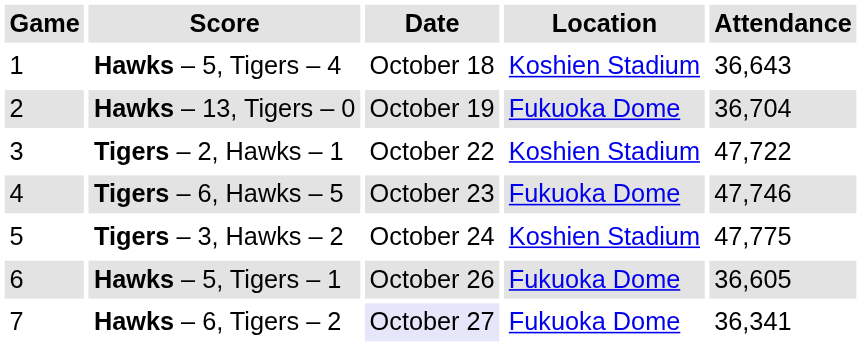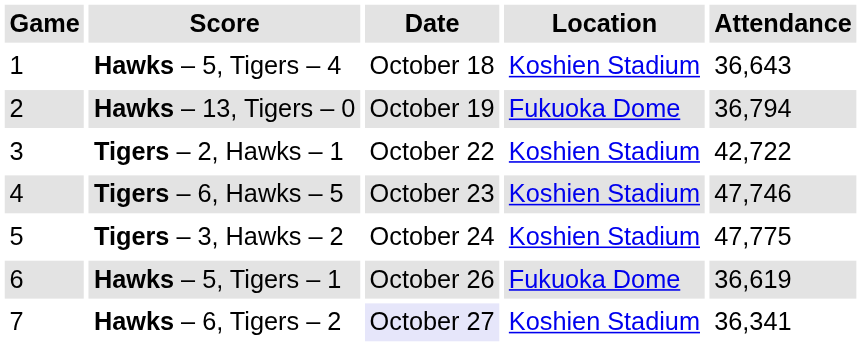(753, 108) 36,704 -> (753, 108) 36,794
(753, 151) 47,722 -> (753, 151) 42,722
(595, 194) Fukuoka Dome -> (604, 194) Koshien Stadium
(753, 279) 36,605 -> (753, 279) 36,619
(595, 322) Fukuoka Dome -> (604, 322) Koshien Stadium
